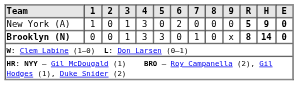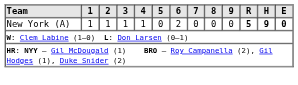(110, 24) 0 -> (108, 24) 1
(145, 24) 3 -> (143, 24) 1
- row: (38, 37)
